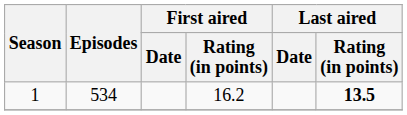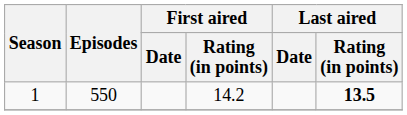(104, 95) 534 -> (104, 95) 550
(229, 95) 16.2 -> (229, 95) 14.2
